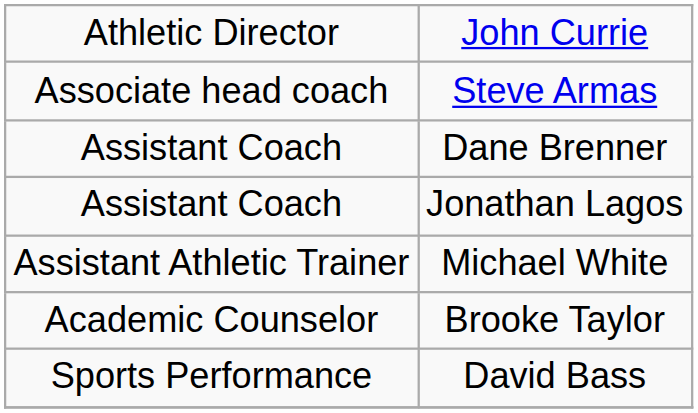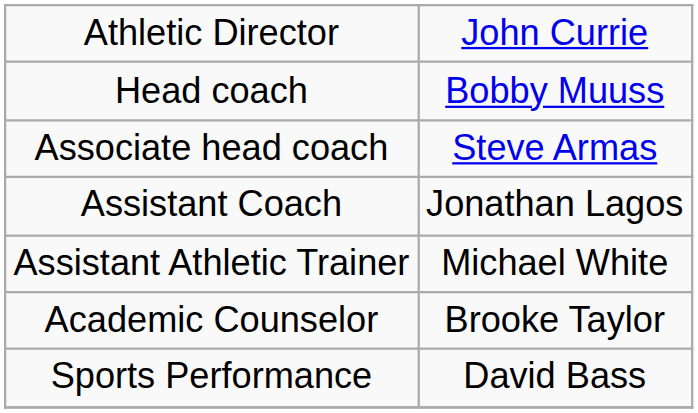+ row: (555, 90)
- row: (555, 147)
